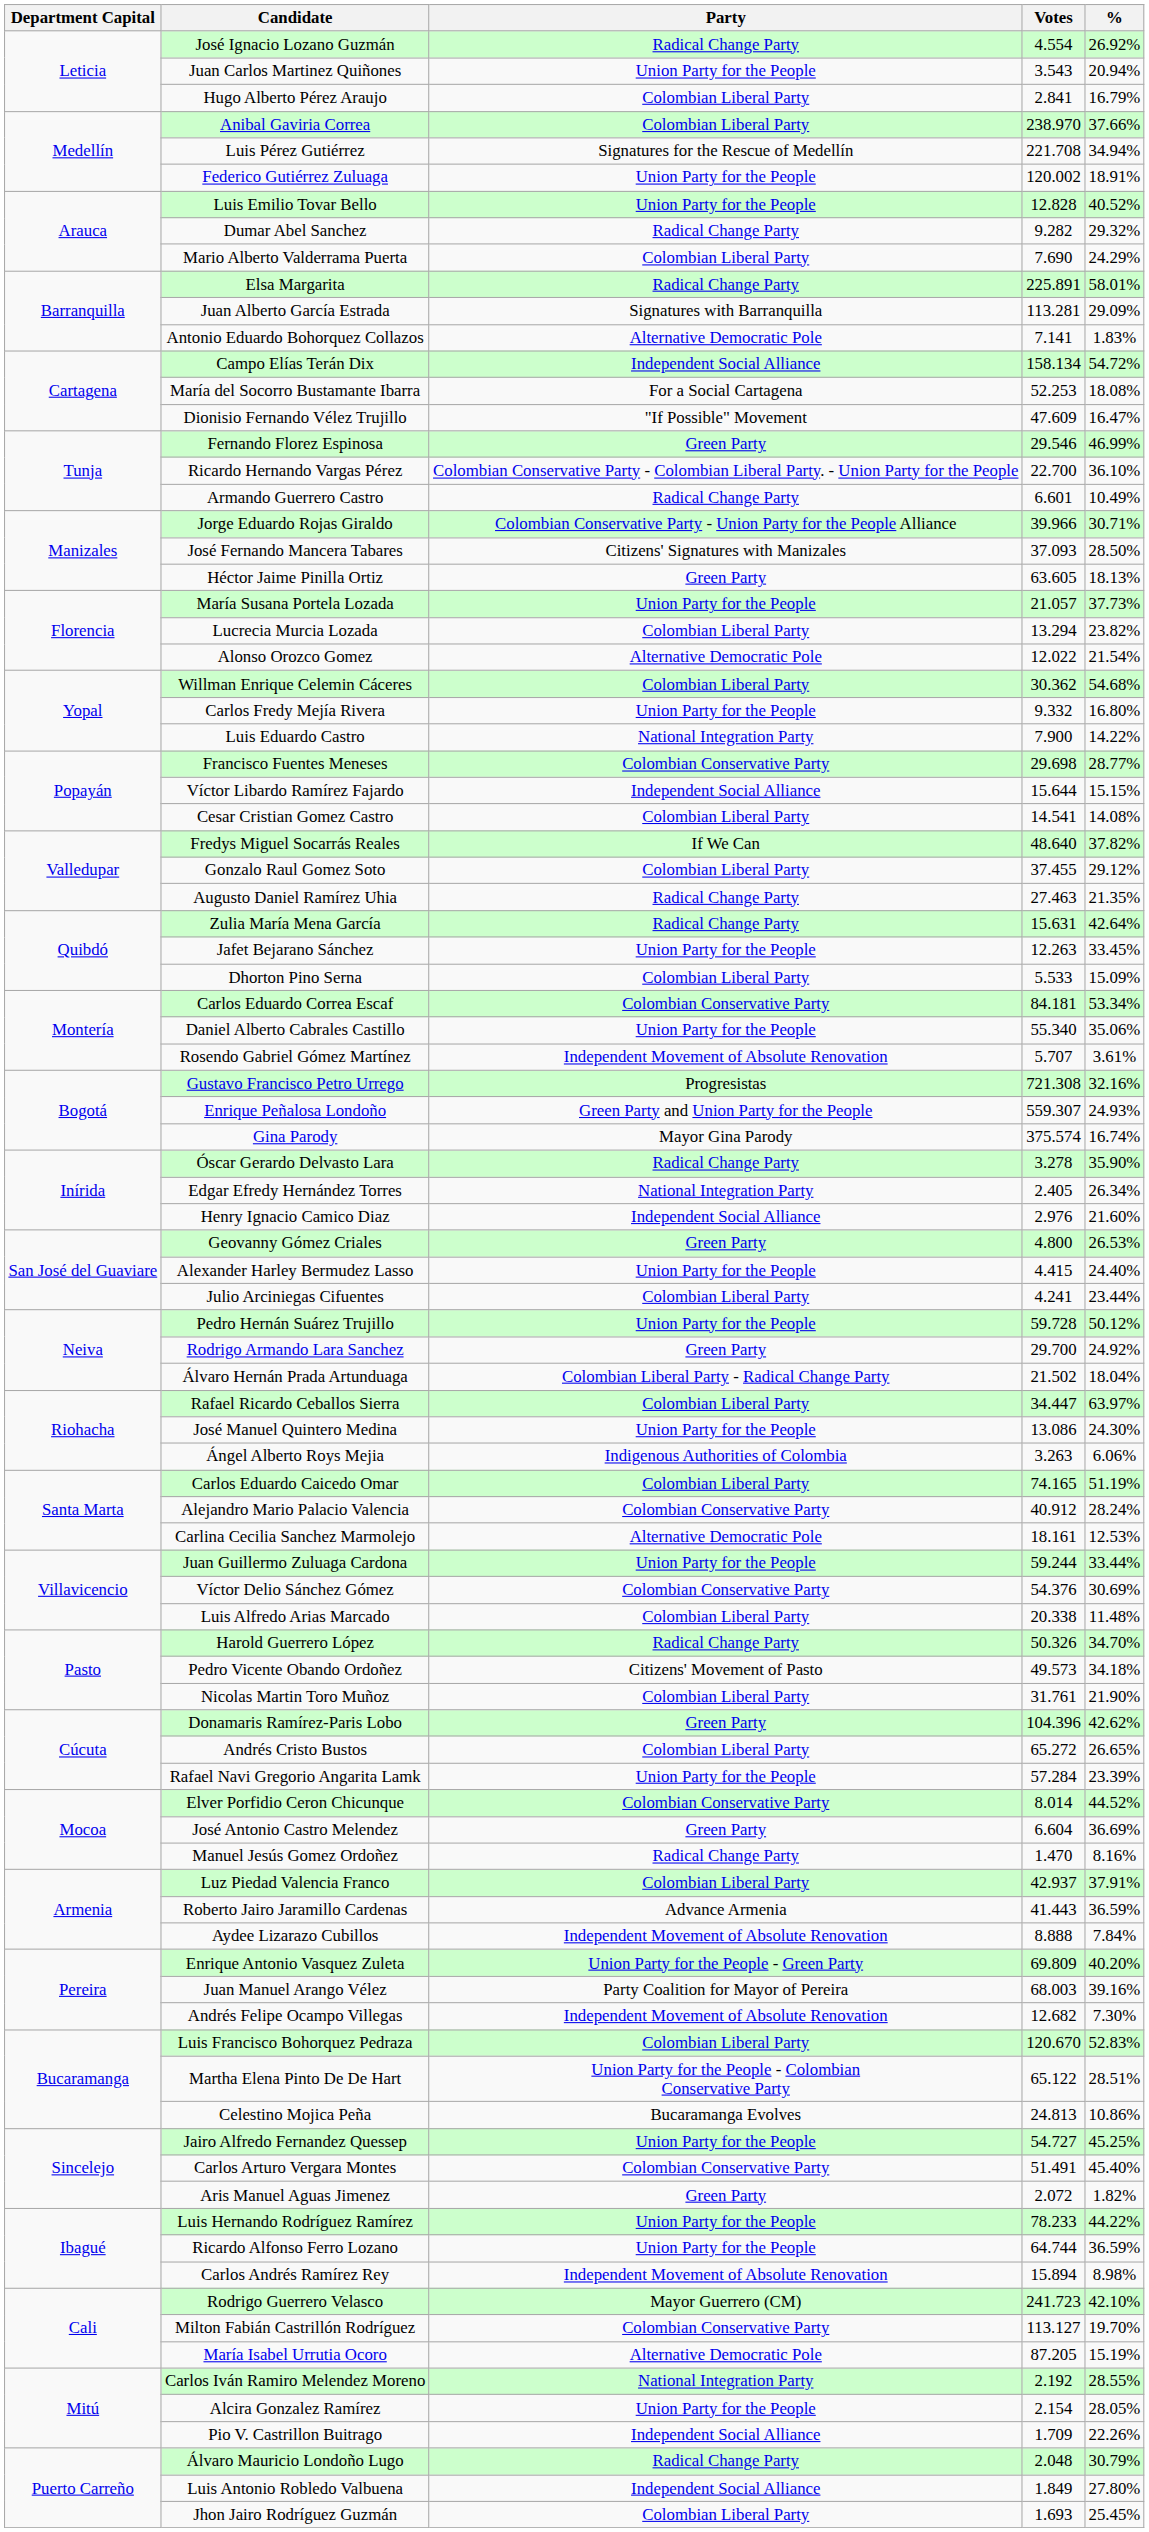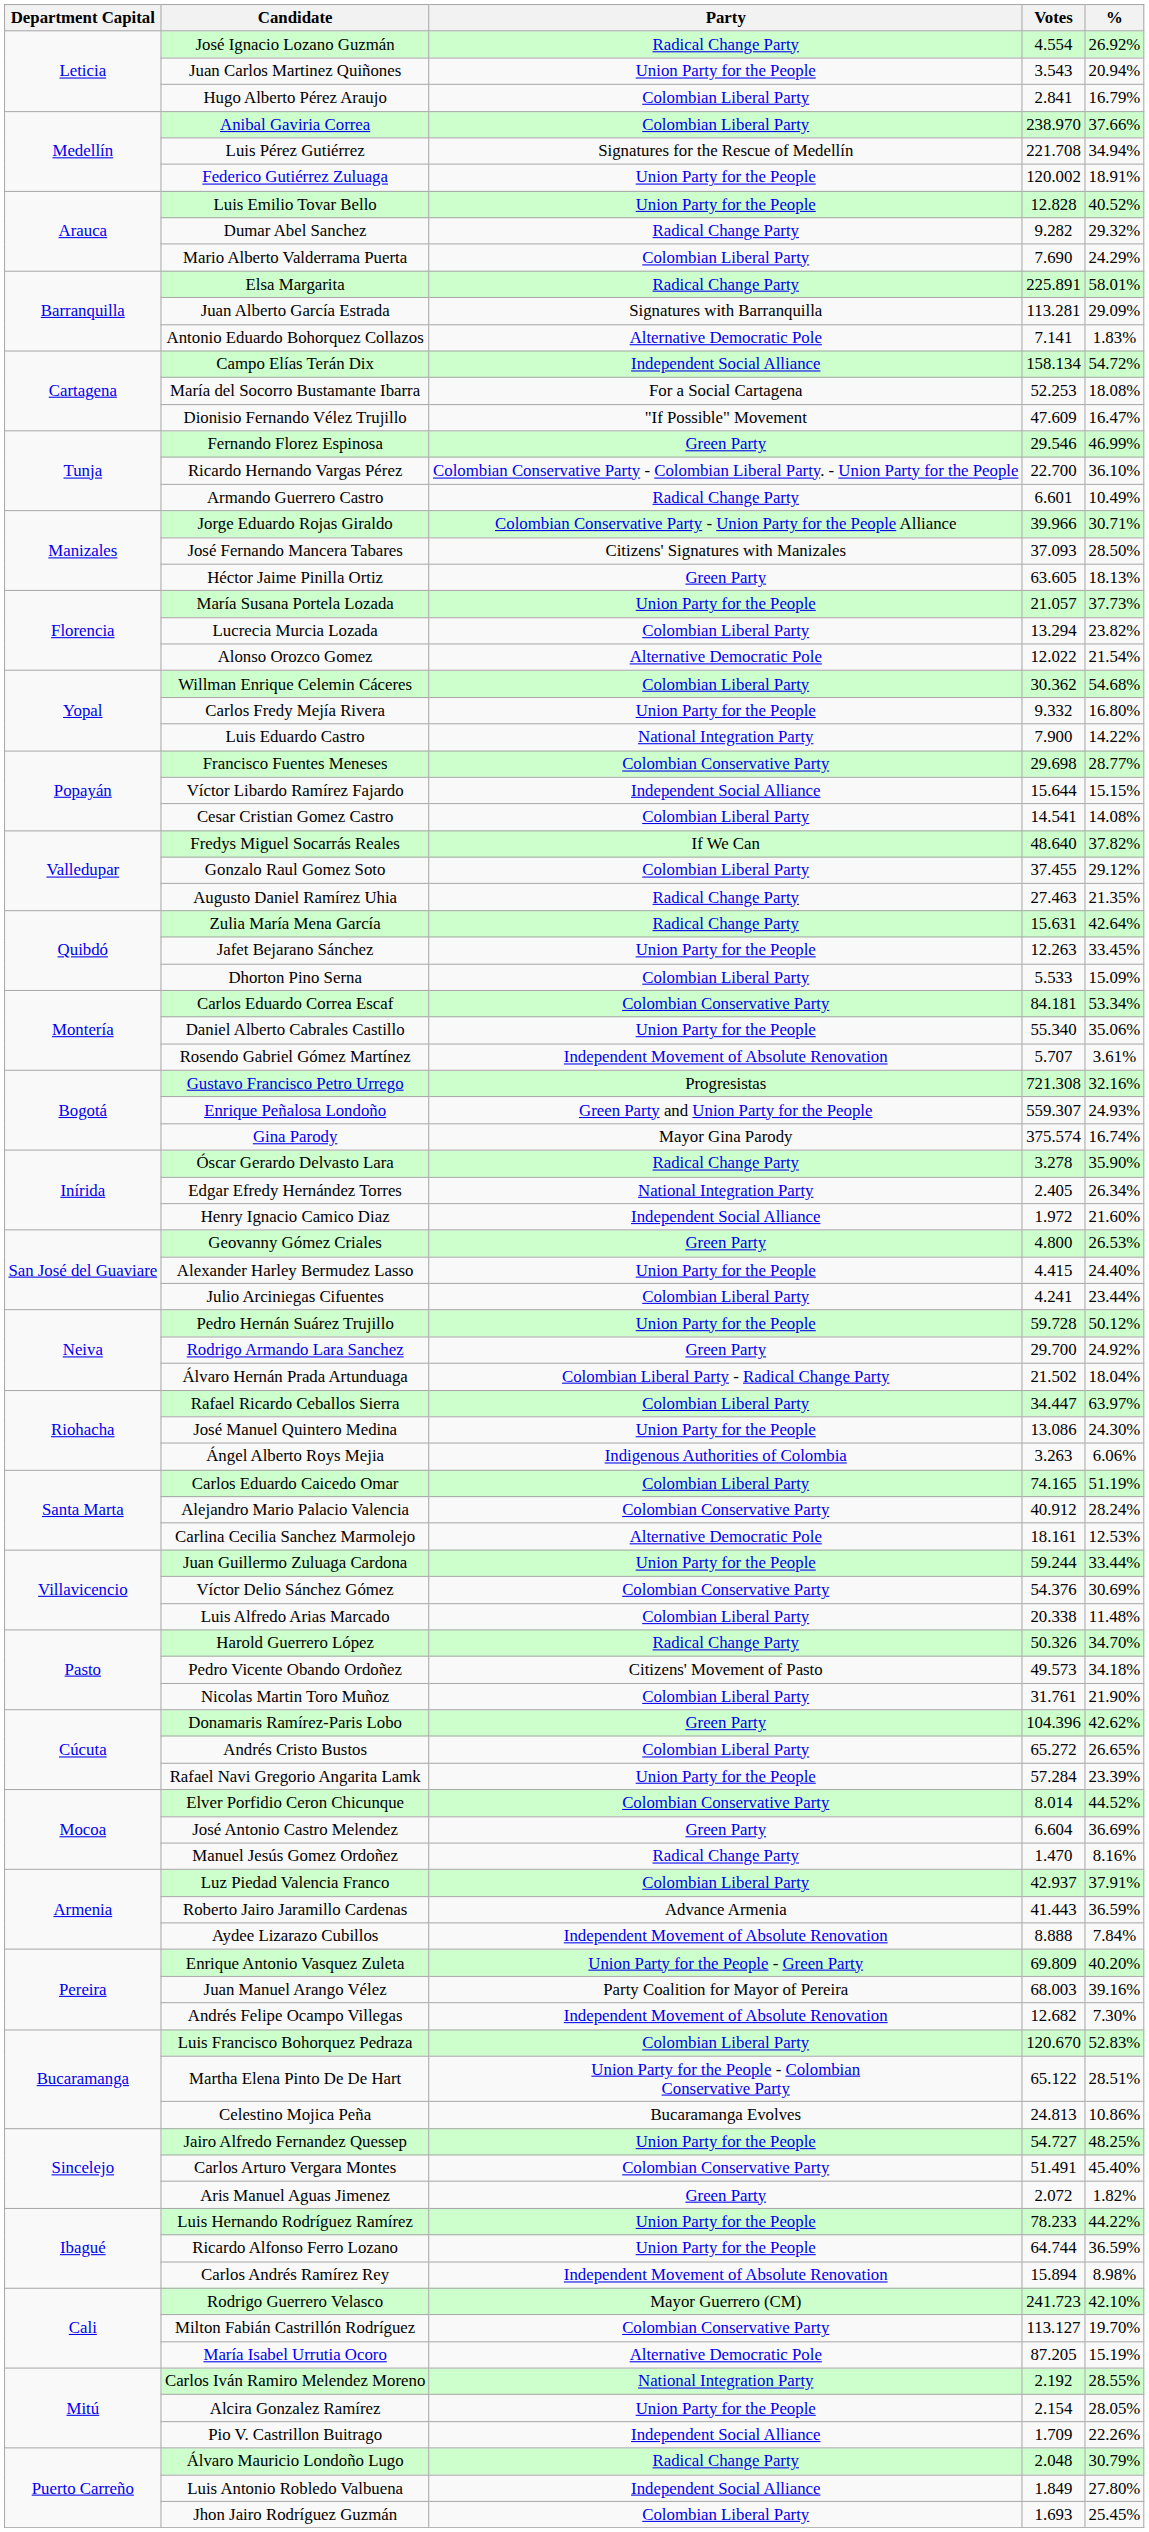(1054, 1216) 2.976 -> (1054, 1216) 1.972
(1114, 2141) 45.25% -> (1114, 2141) 48.25%
